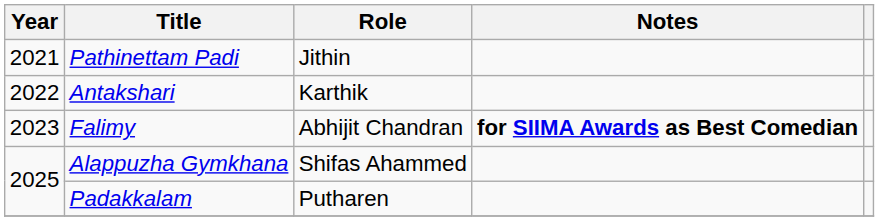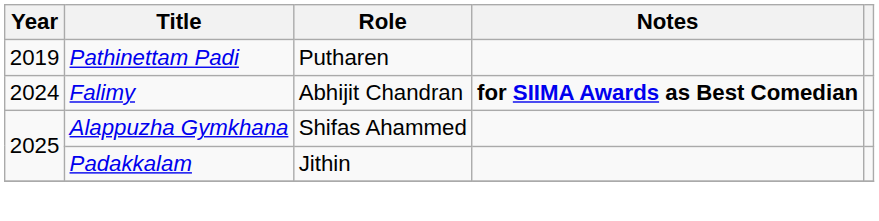(35, 57) 2021 -> (35, 57) 2019
(325, 57) Jithin -> (344, 57) Putharen
- row: (122, 92)
(35, 127) 2023 -> (35, 92) 2024
(344, 198) Putharen -> (325, 163) Jithin
